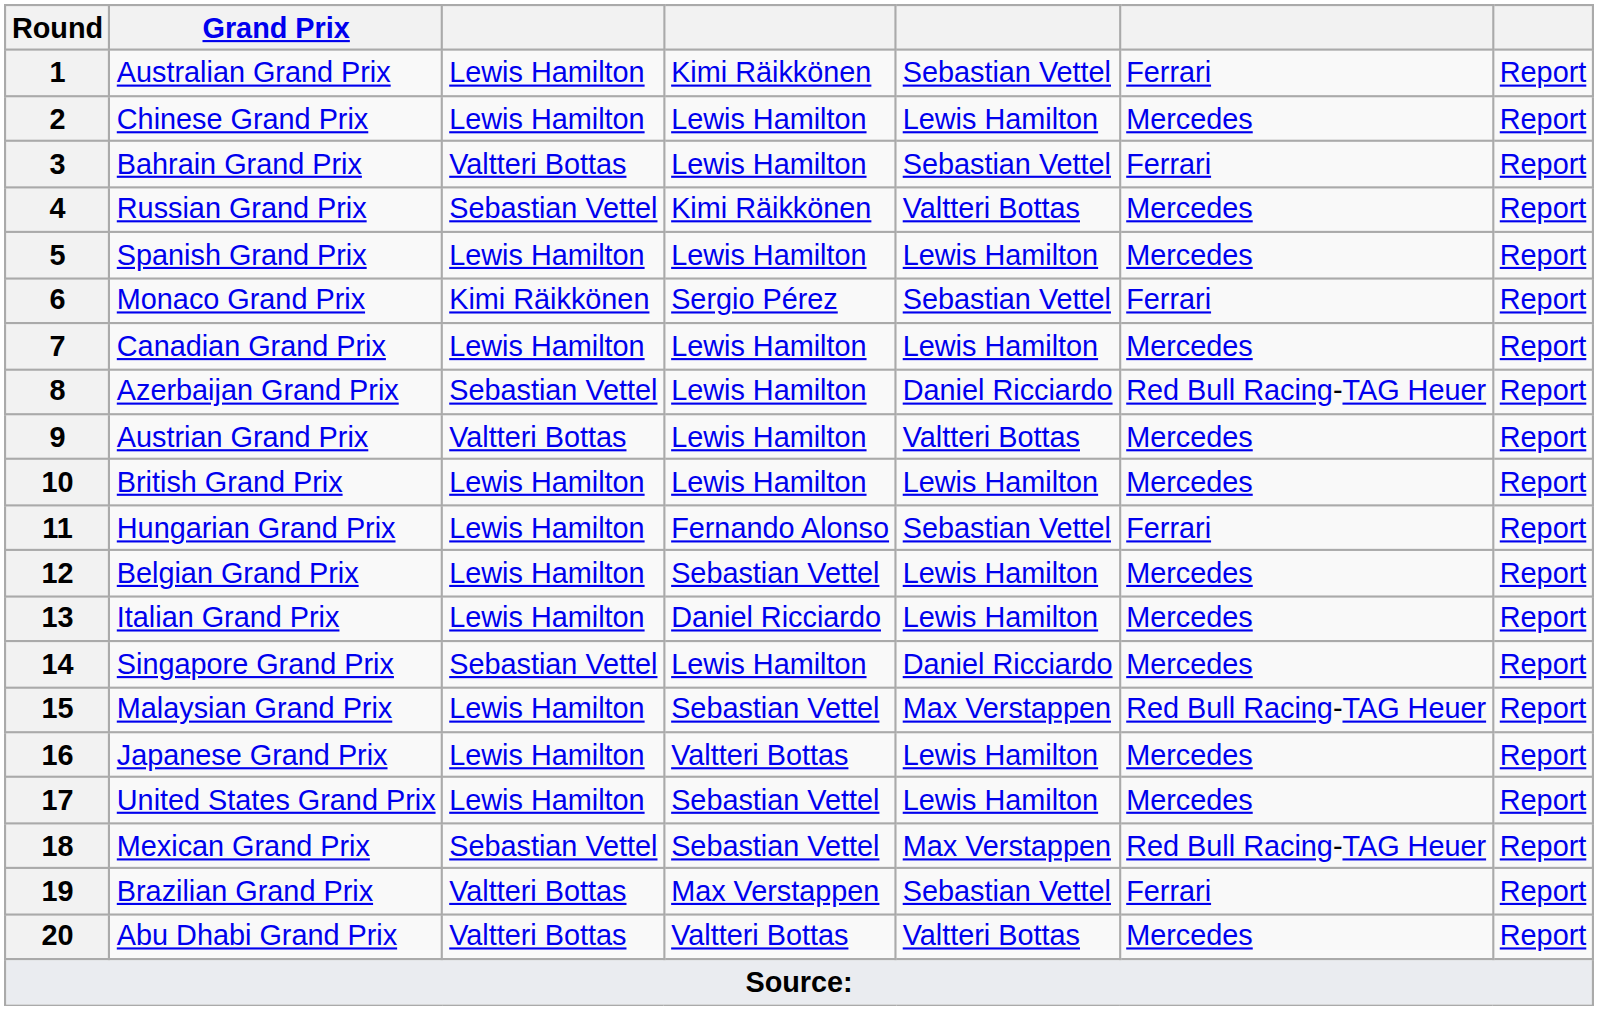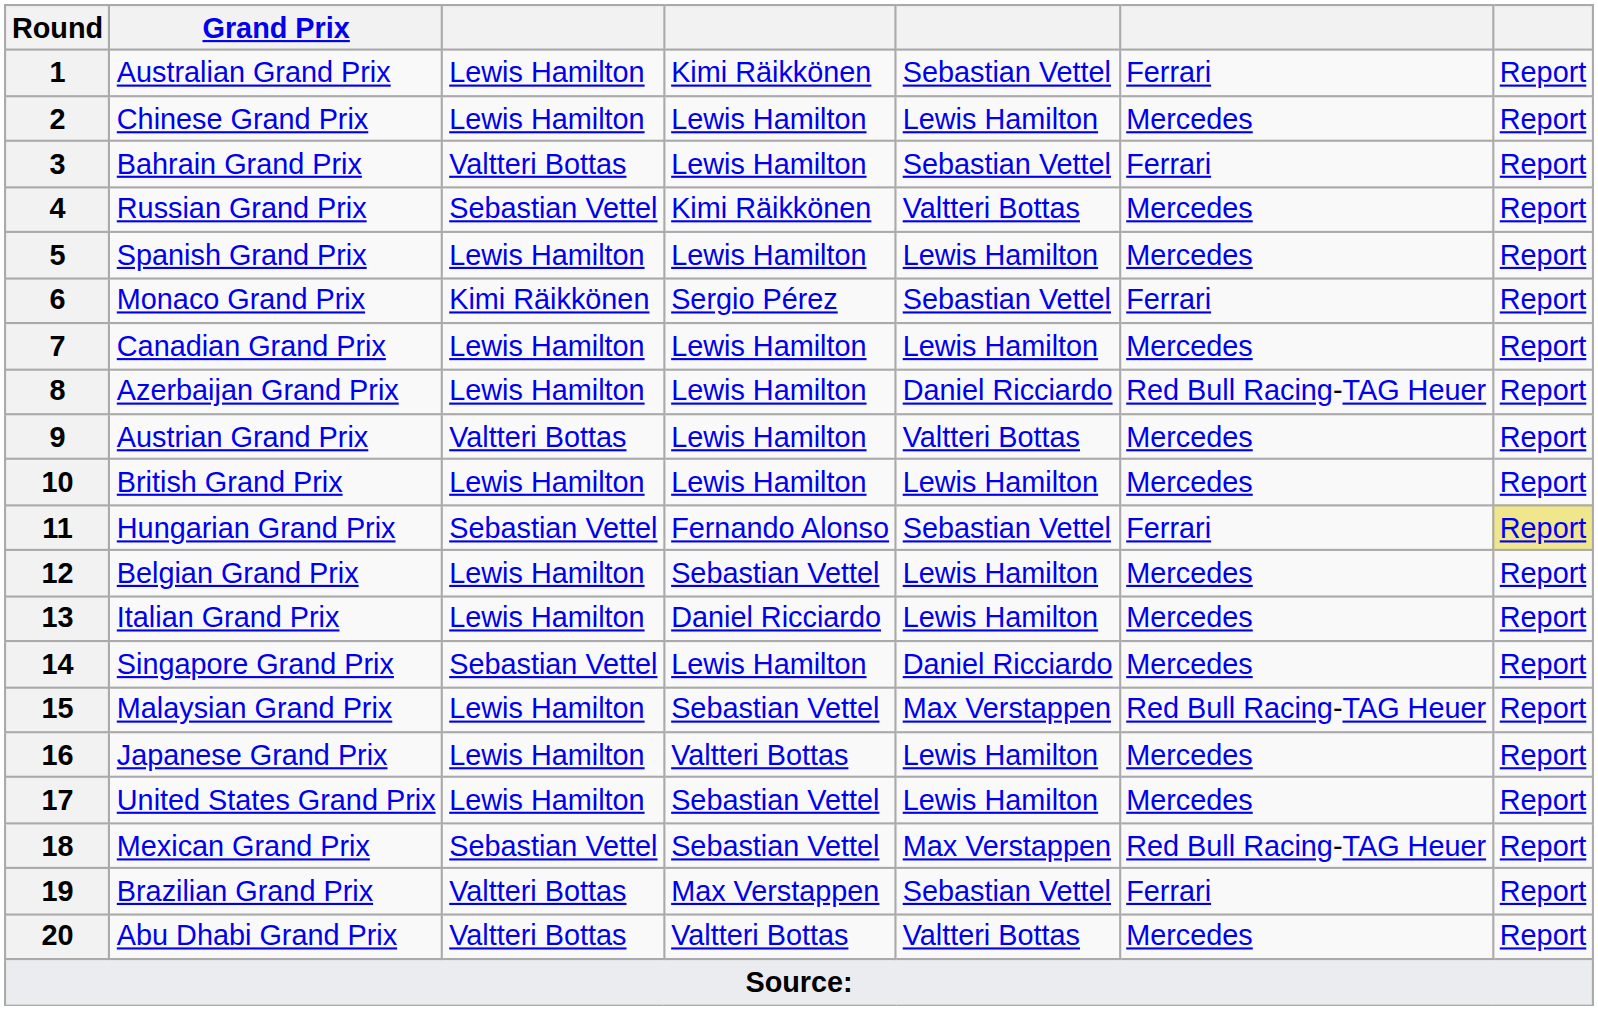(553, 391) Sebastian Vettel -> (547, 391) Lewis Hamilton
(547, 527) Lewis Hamilton -> (553, 527) Sebastian Vettel
(1543, 527) no background -> (1543, 527) khaki background
